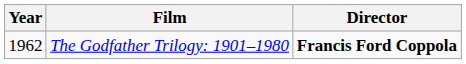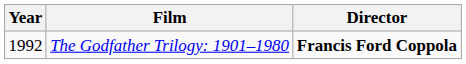(25, 44) 1962 -> (25, 44) 1992
